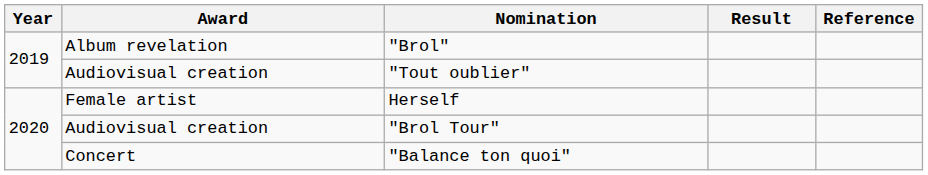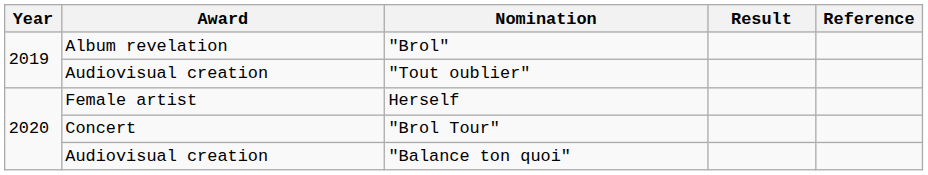(167, 129) Audiovisual creation -> (101, 129) Concert
(101, 156) Concert -> (167, 156) Audiovisual creation
